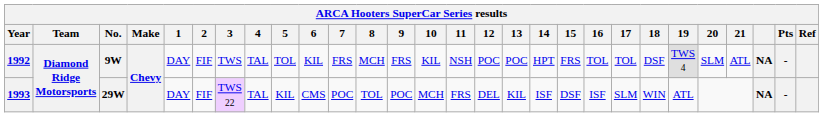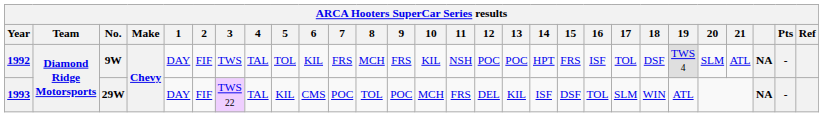(597, 60) TOL -> (597, 60) ISF
(597, 94) ISF -> (597, 94) TOL
